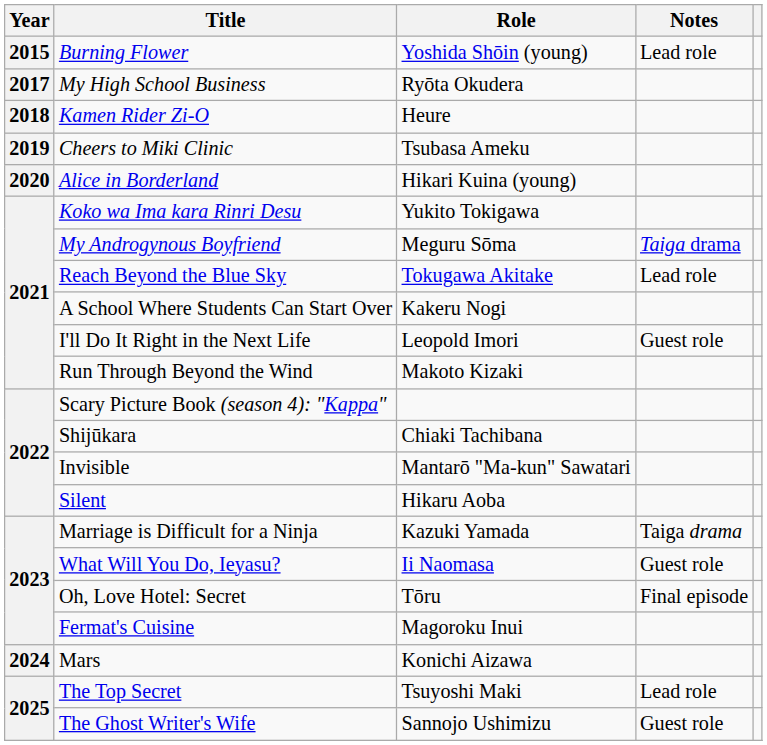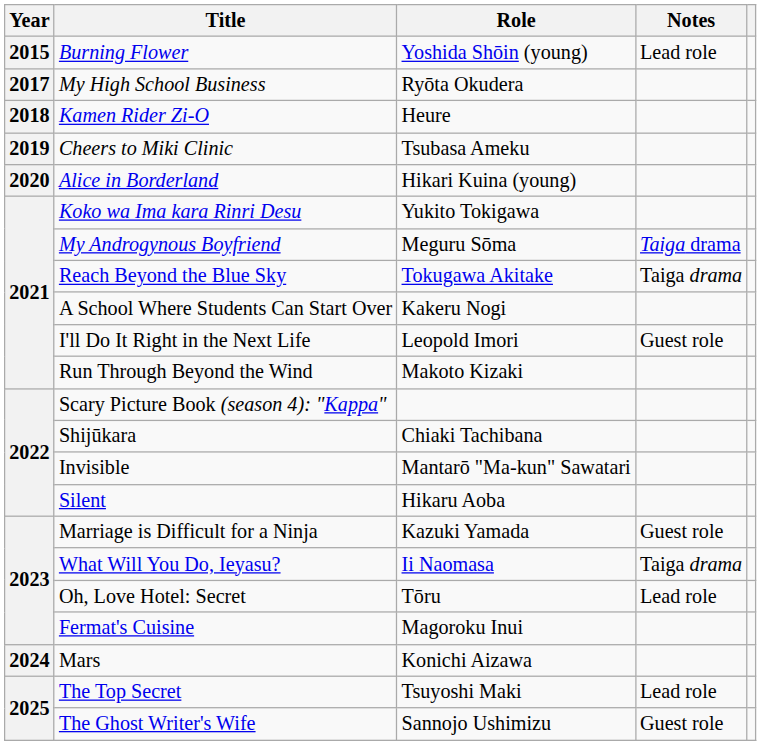(678, 276) Lead role -> (691, 276) Taiga drama
(691, 532) Taiga drama -> (682, 532) Guest role
(682, 564) Guest role -> (691, 564) Taiga drama
(694, 595) Final episode -> (678, 595) Lead role
